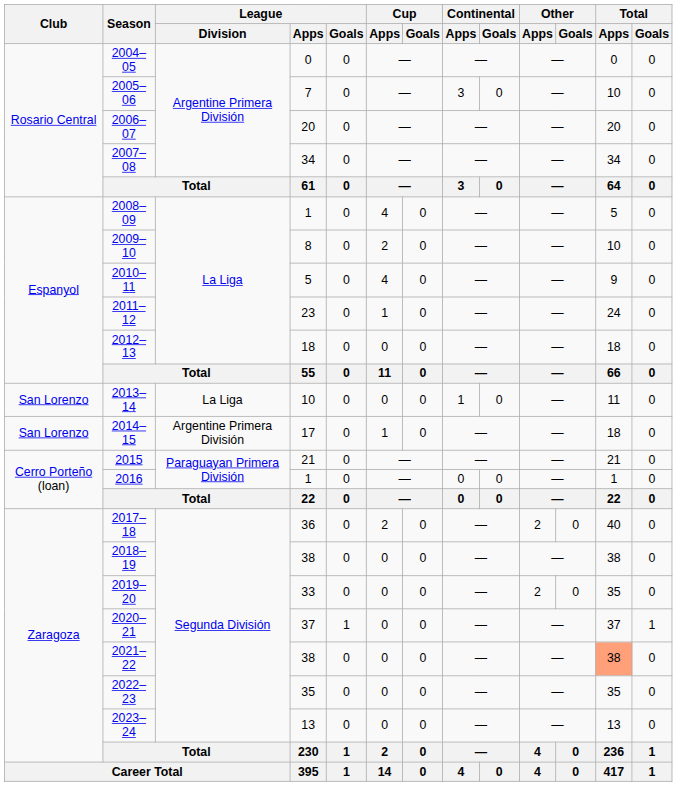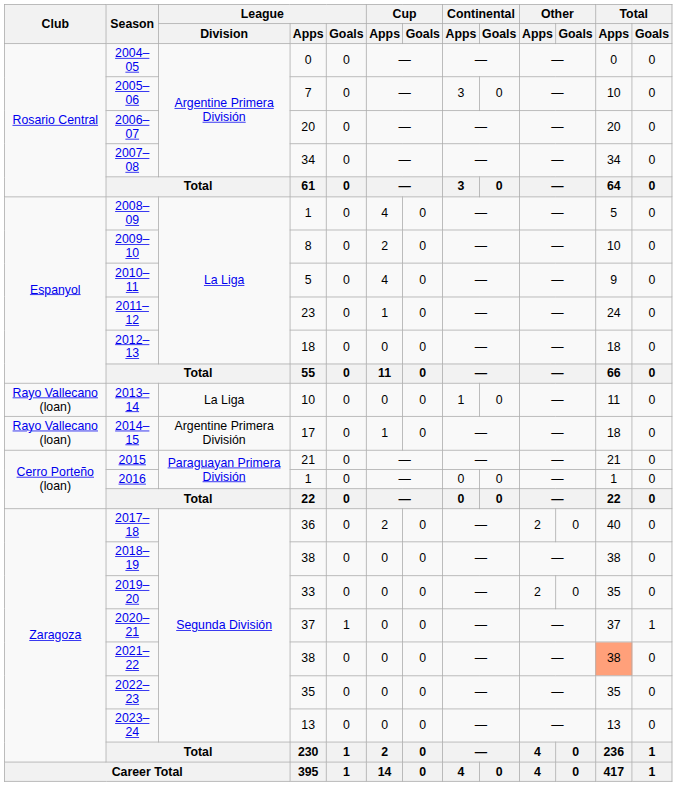(54, 399) San Lorenzo -> (55, 399) Rayo Vallecano (loan)
(54, 433) San Lorenzo -> (55, 433) Rayo Vallecano (loan)
